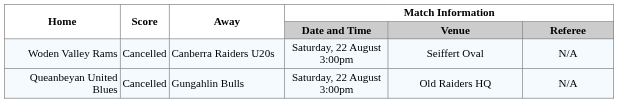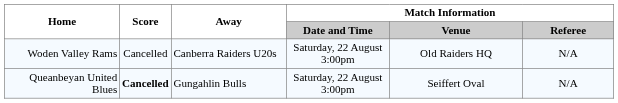(455, 53) Seiffert Oval -> (456, 53) Old Raiders HQ
(145, 83) normal -> (145, 83) bold
(455, 83) Old Raiders HQ -> (456, 83) Seiffert Oval
